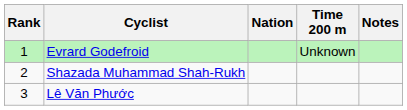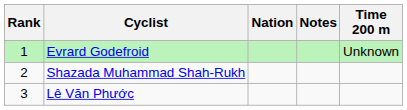columns swapped: (328, 22) <-> (380, 22)
